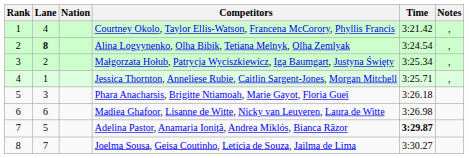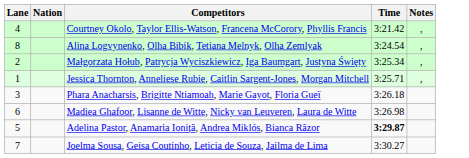- column: (18, 12)
(46, 46) bold -> (18, 46) normal
